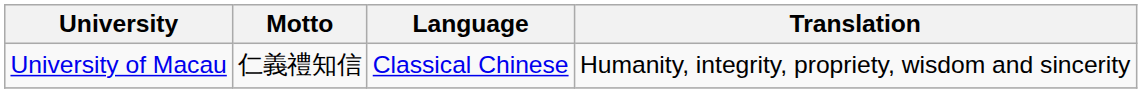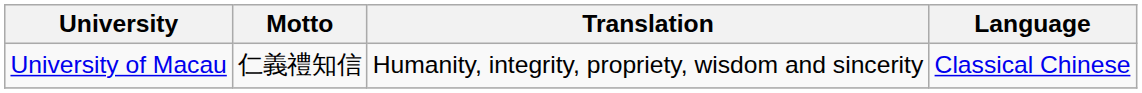columns swapped: (471, 24) <-> (855, 24)
